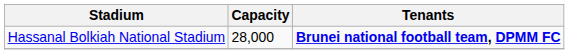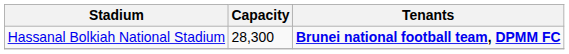(253, 37) 28,000 -> (253, 37) 28,300
